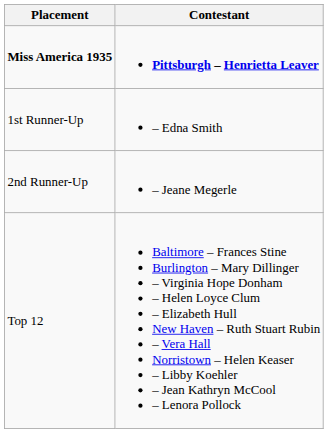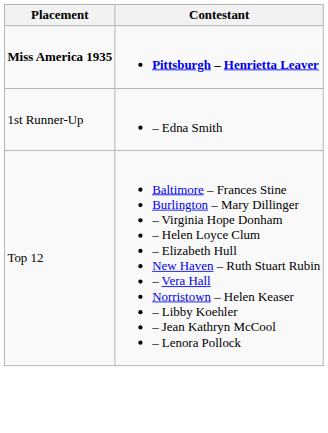- row: (48, 182)
